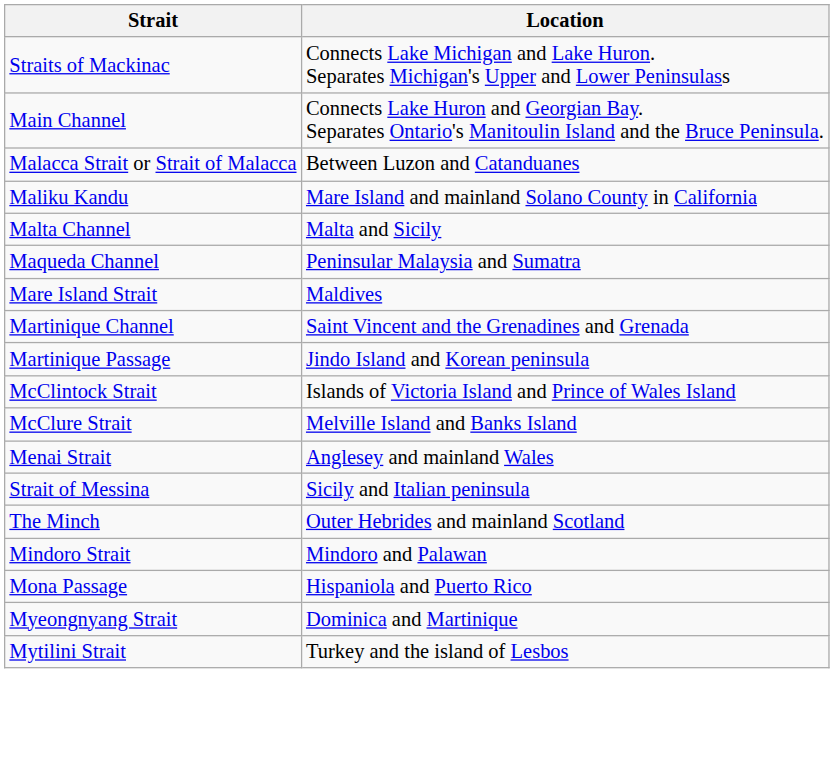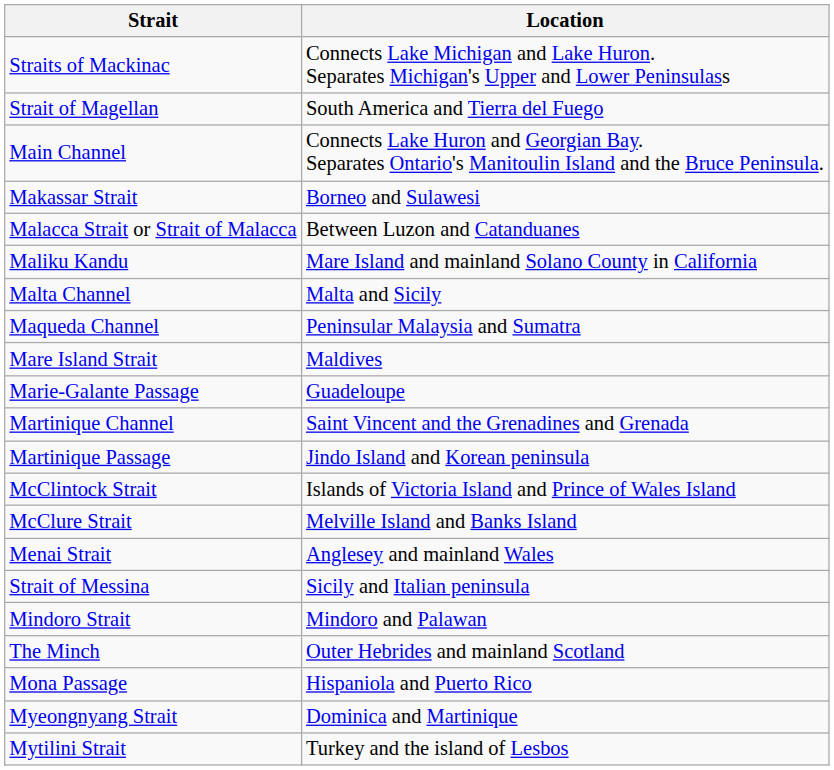+ row: (84, 108)
+ row: (73, 196)
+ row: (104, 391)
rows swapped: (55, 521) <-> (70, 554)
